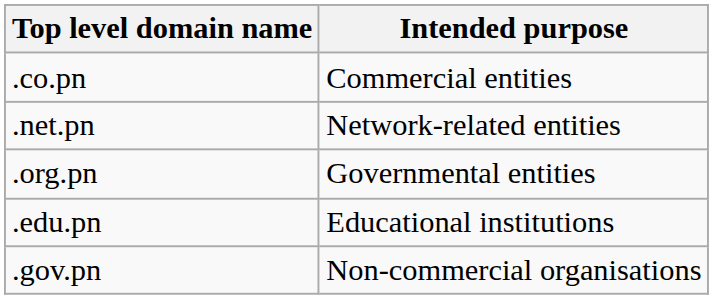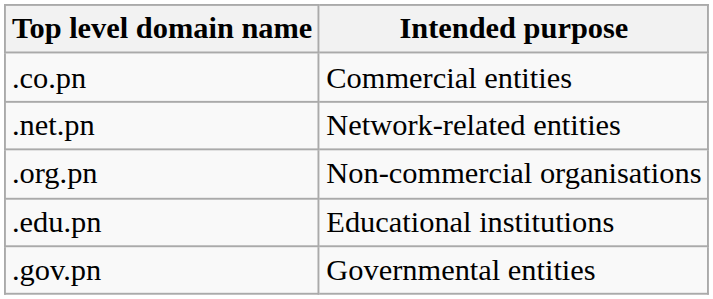(461, 173) Governmental entities -> (514, 173) Non-commercial organisations
(514, 269) Non-commercial organisations -> (461, 269) Governmental entities
